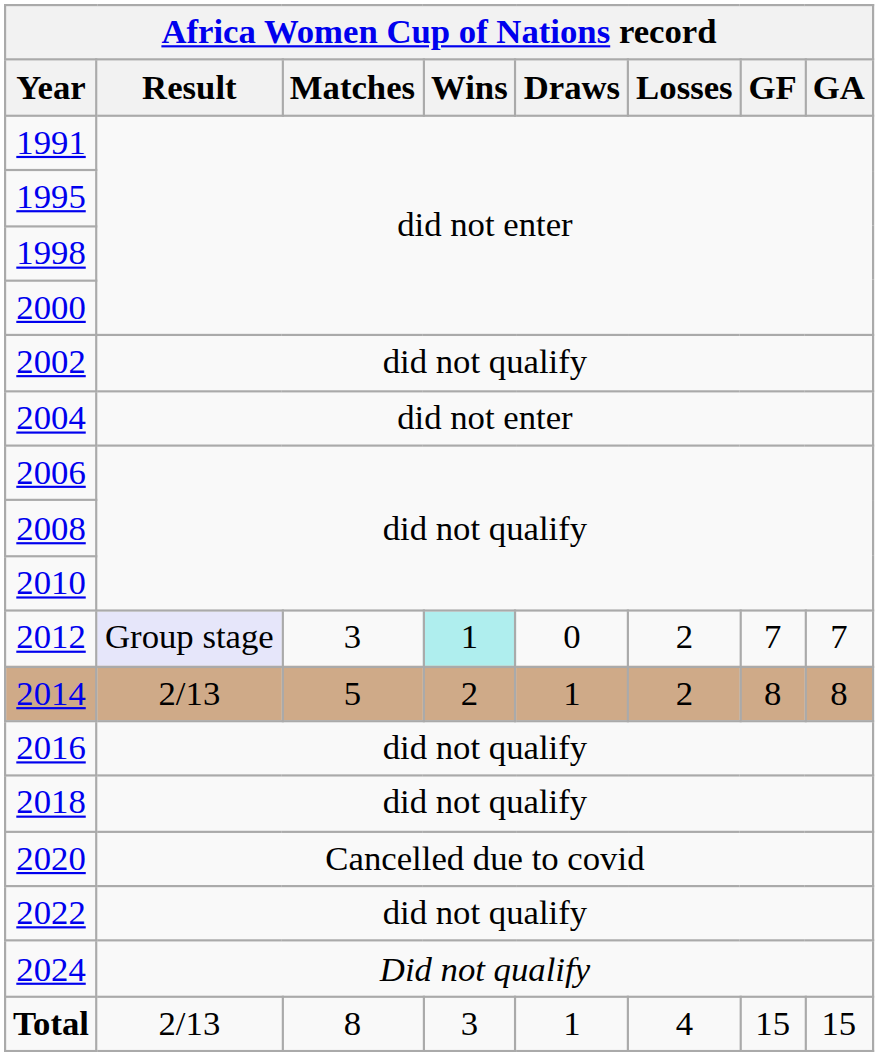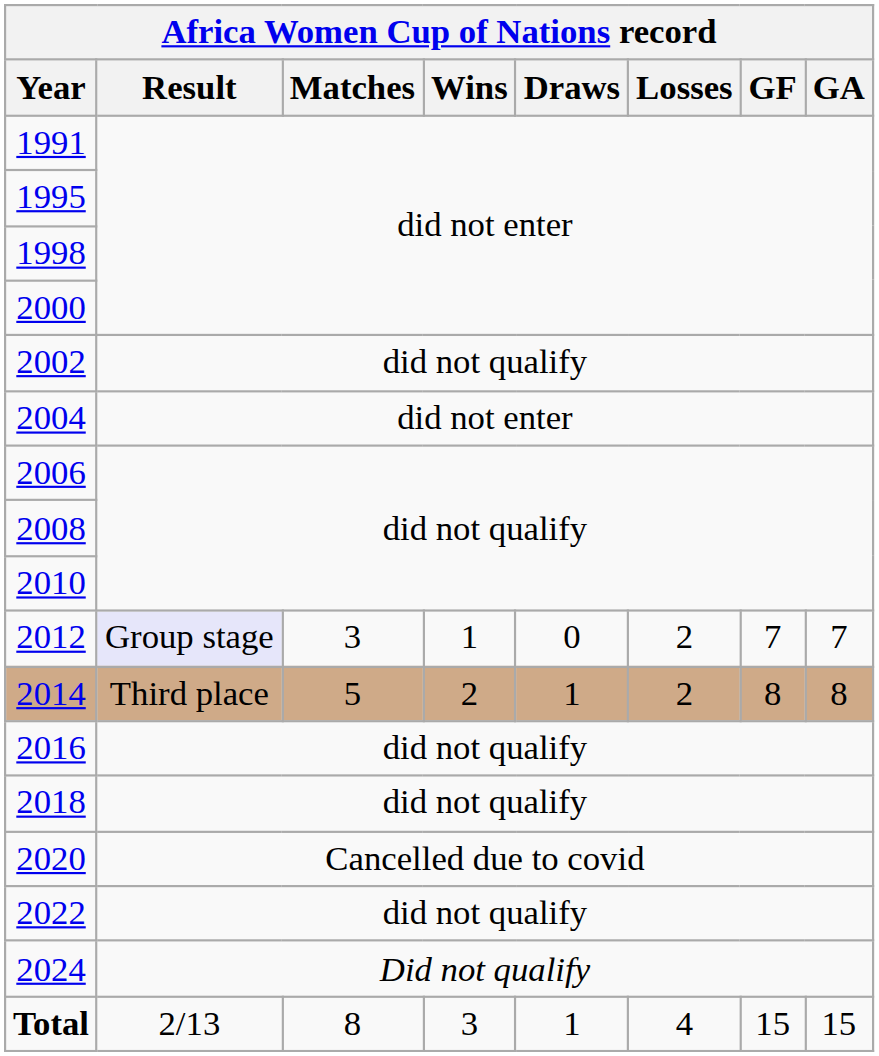(469, 637) paleturquoise background -> (469, 637) no background
(189, 692) 2/13 -> (189, 692) Third place
